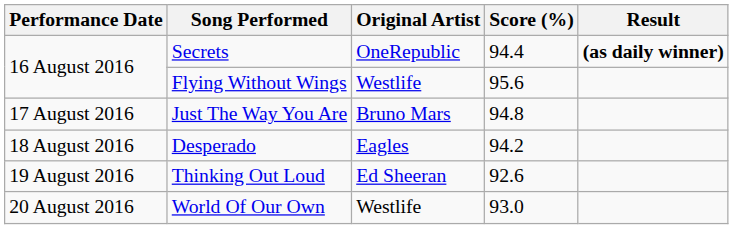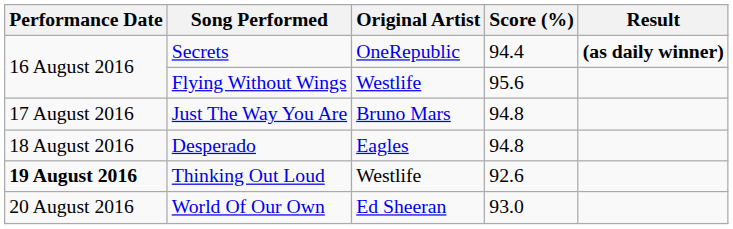(507, 144) 94.2 -> (507, 144) 94.8
(71, 176) normal -> (73, 176) bold
(401, 176) Ed Sheeran -> (389, 176) Westlife
(389, 207) Westlife -> (401, 207) Ed Sheeran
